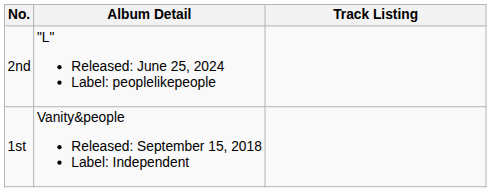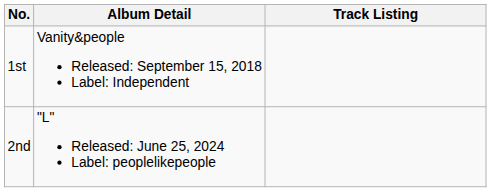rows swapped: (17, 146) <-> (19, 66)
